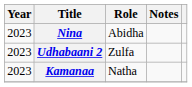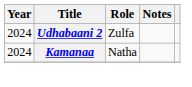- row: (70, 33)
(19, 52) 2023 -> (19, 33) 2024
(19, 71) 2023 -> (19, 52) 2024
